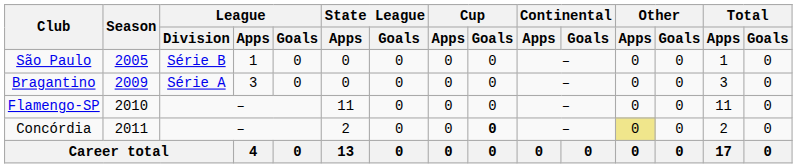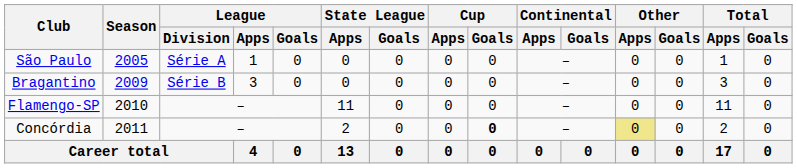(196, 61) Série B -> (196, 61) Série A
(196, 84) Série A -> (196, 84) Série B
